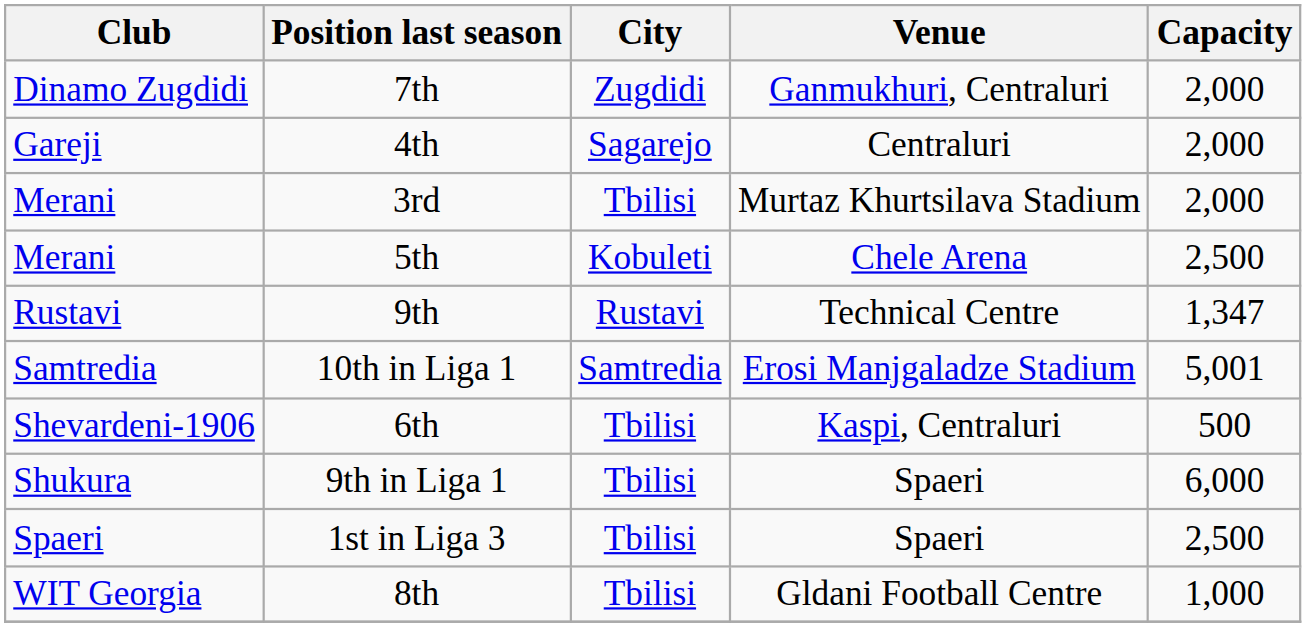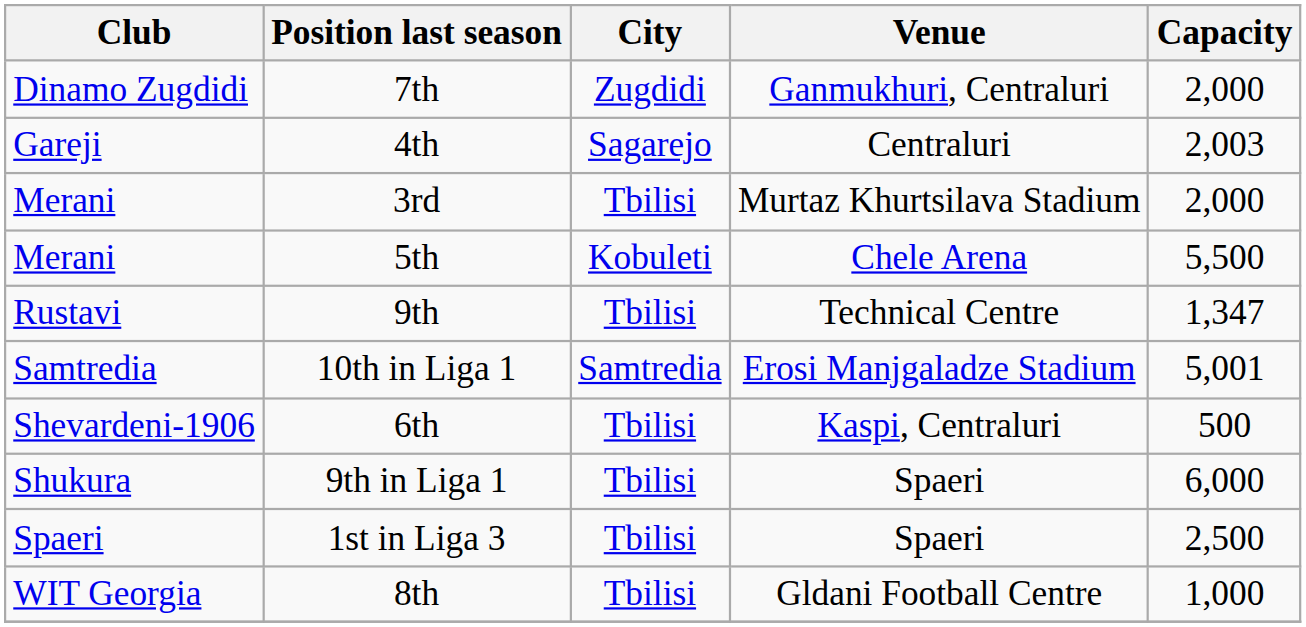(1225, 144) 2,000 -> (1225, 144) 2,003
(1225, 256) 2,500 -> (1225, 256) 5,500
(650, 312) Rustavi -> (650, 312) Tbilisi
